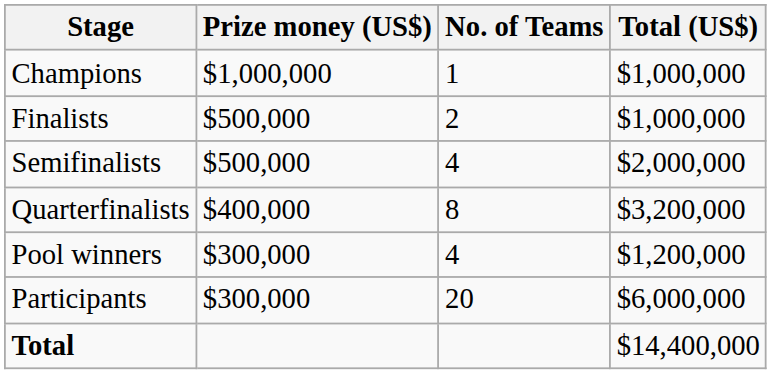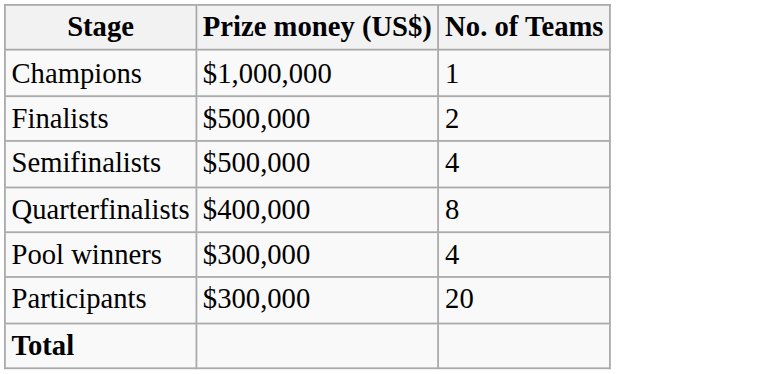- column: (688, 27)
